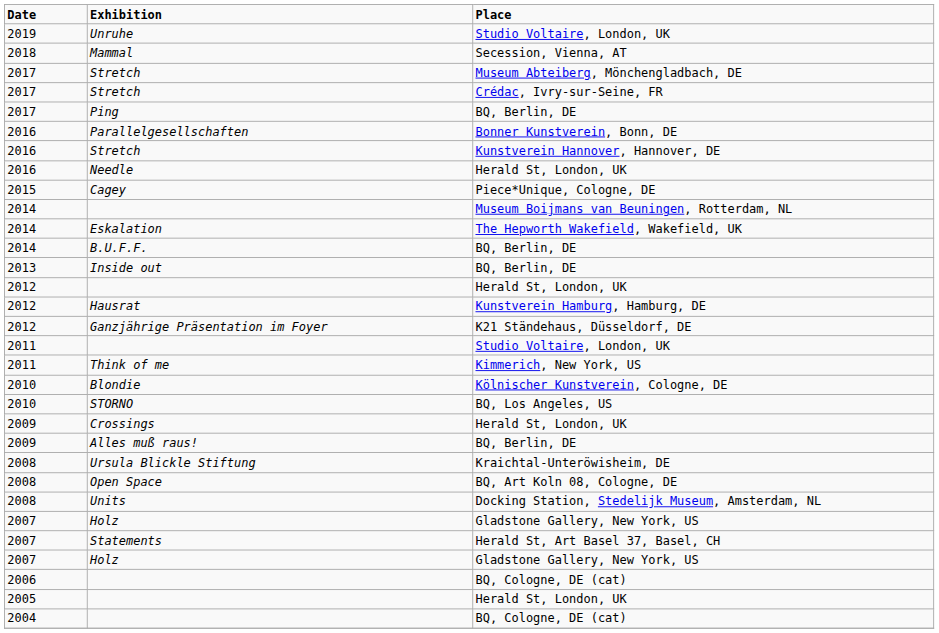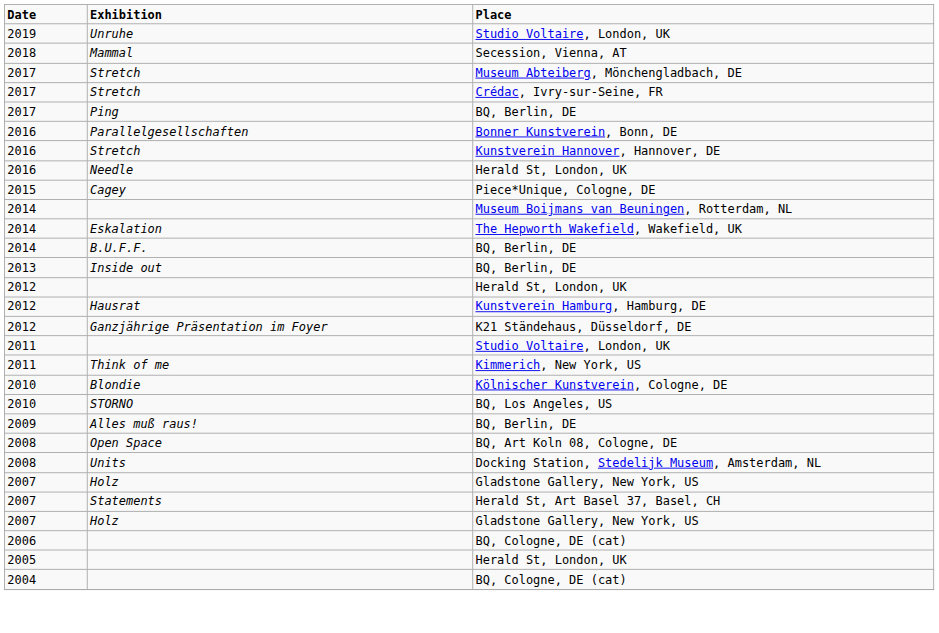- row: (22, 424)
- row: (22, 463)
